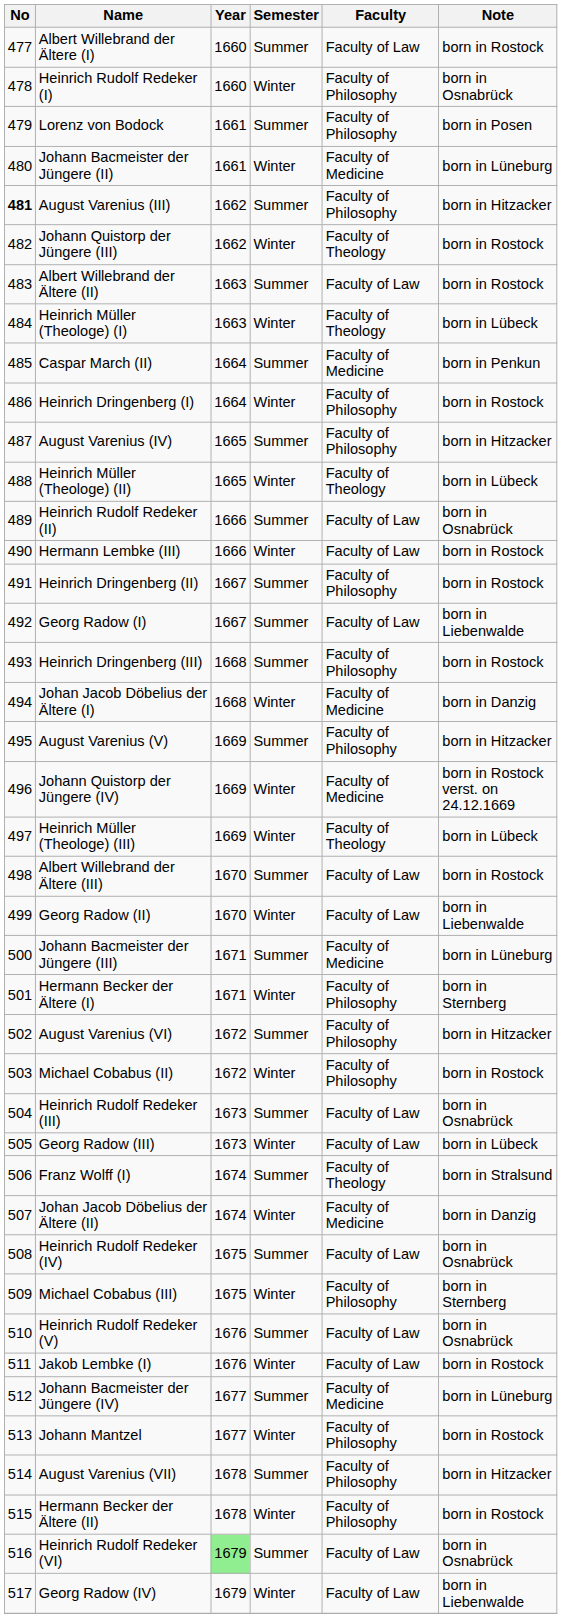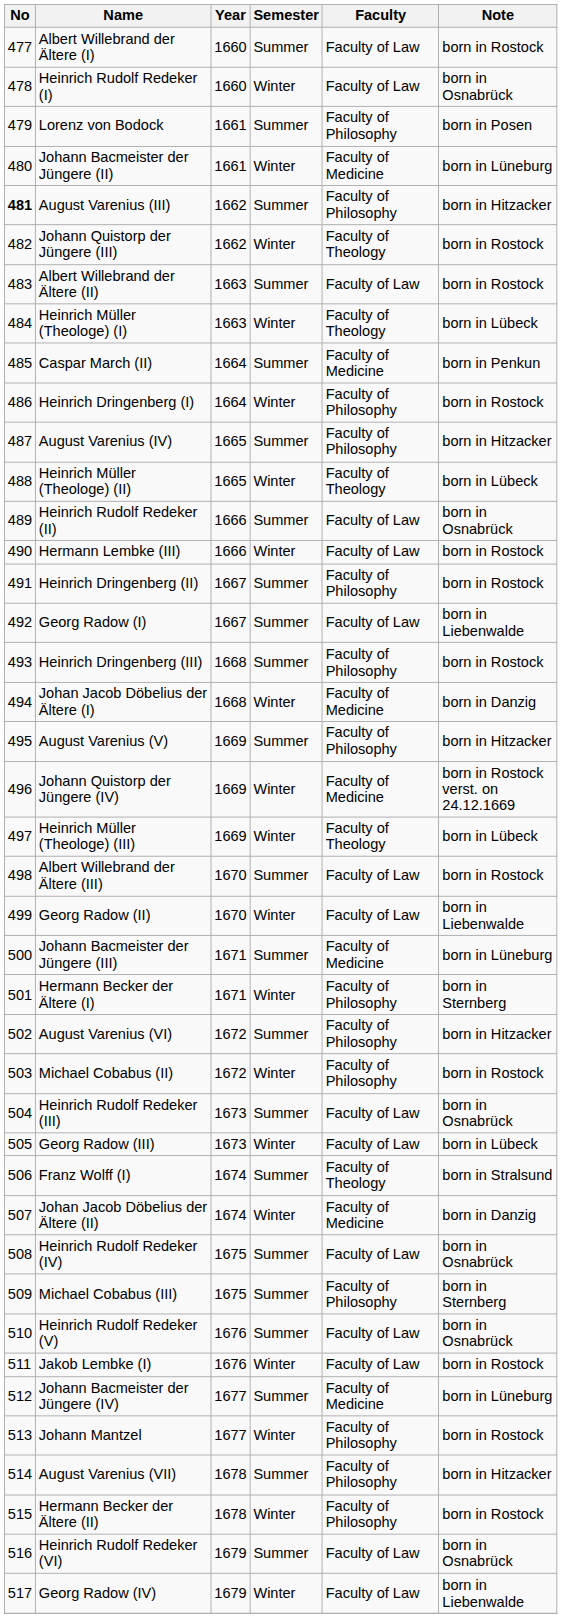(361, 86) Faculty of Philosophy -> (373, 86) Faculty of Law
(274, 1294) Winter -> (281, 1294) Summer
(230, 1553) lightgreen background -> (230, 1553) no background
